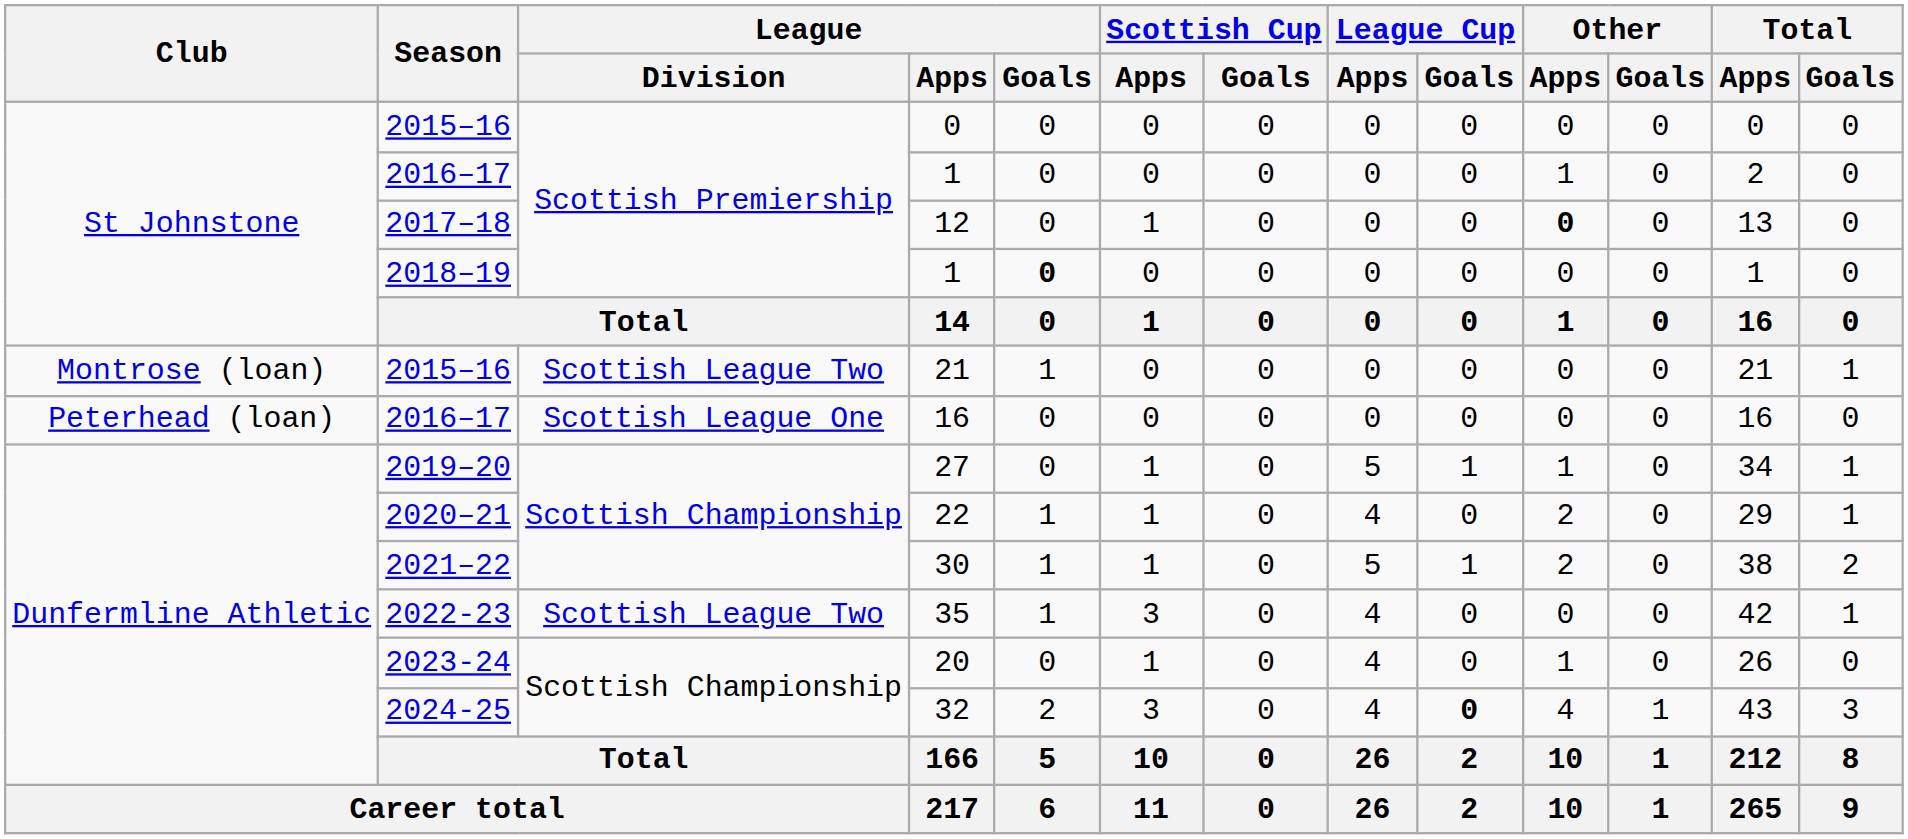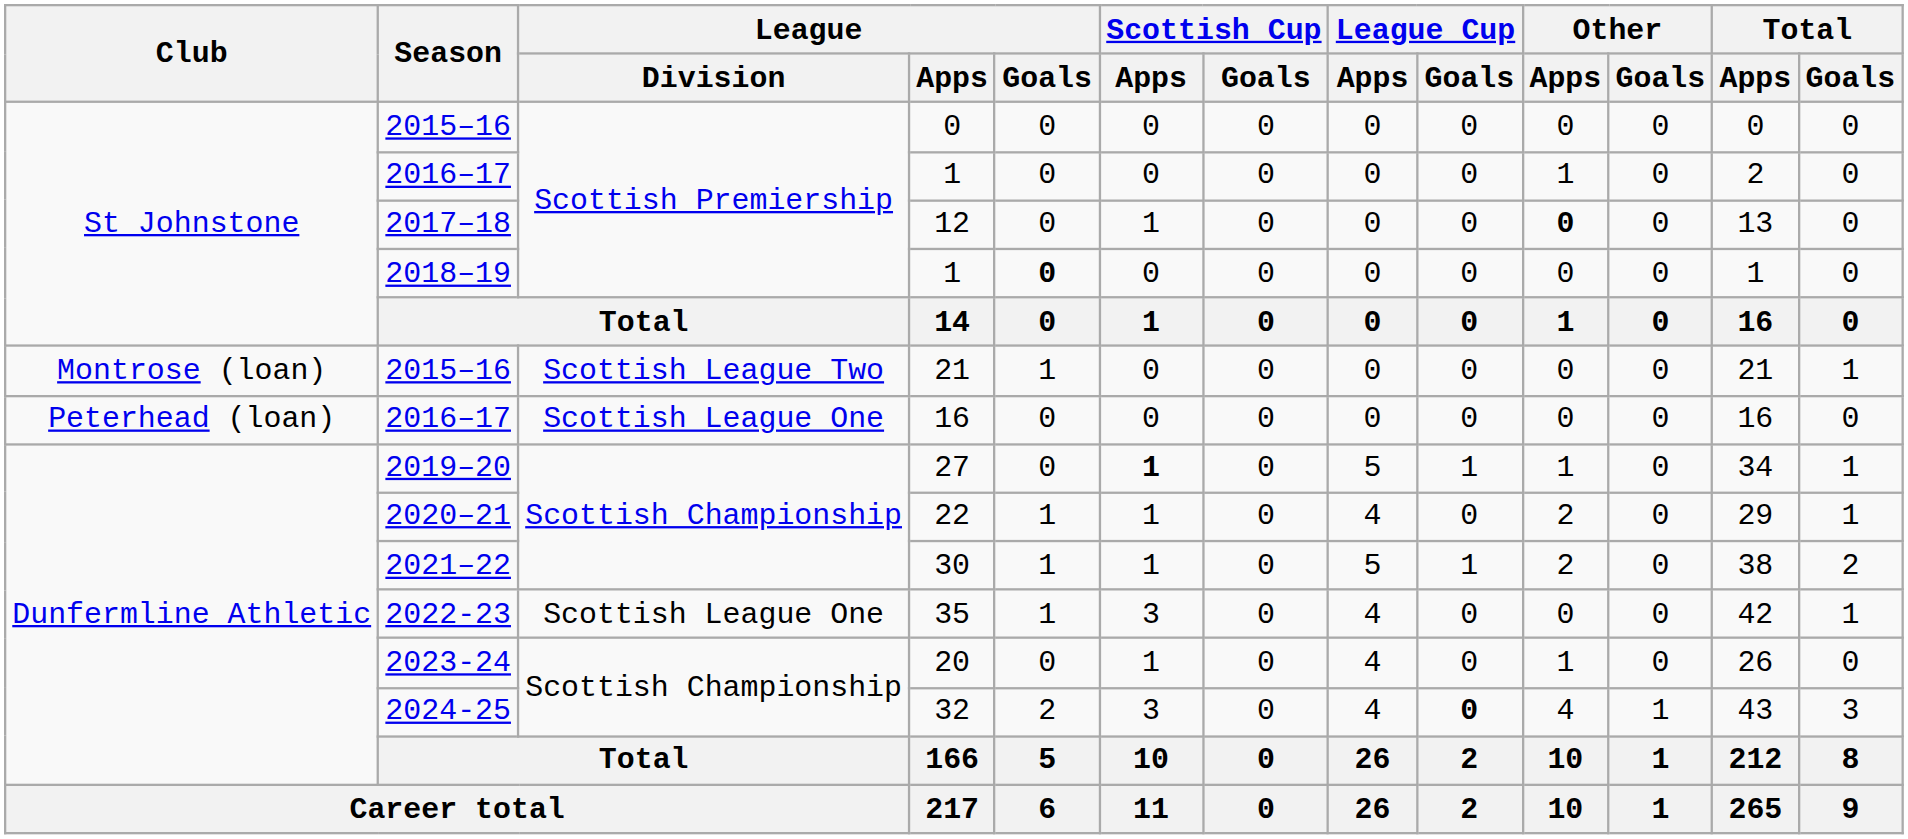(1151, 468) normal -> (1151, 468) bold
(714, 614) Scottish League Two -> (714, 614) Scottish League One
